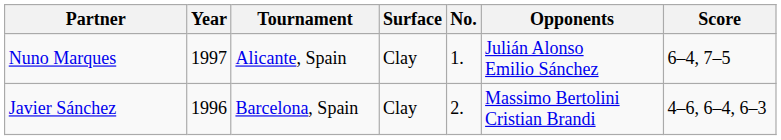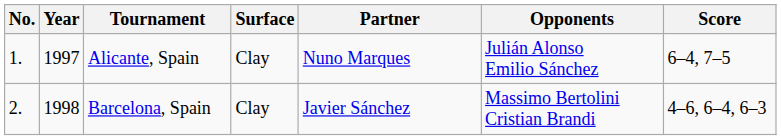columns swapped: (464, 18) <-> (96, 18)
(209, 108) 1996 -> (62, 108) 1998
